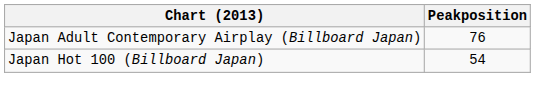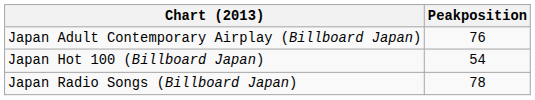+ row: (153, 83)
